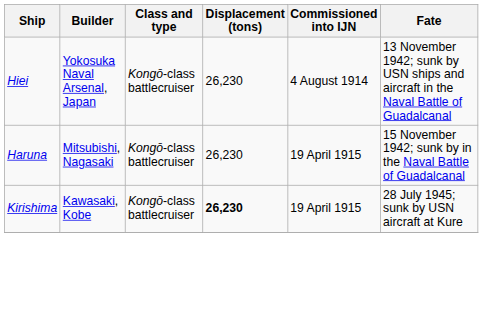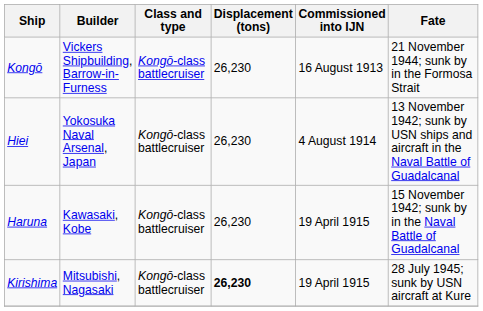+ row: (25, 67)
(92, 155) Mitsubishi, Nagasaki -> (91, 222) Kawasaki, Kobe
(91, 208) Kawasaki, Kobe -> (92, 282) Mitsubishi, Nagasaki
